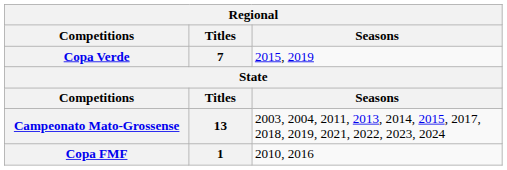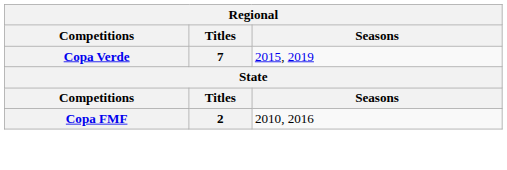- row: (97, 126)
(220, 154) 1 -> (220, 118) 2
